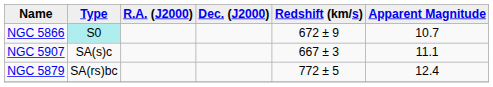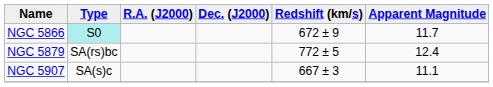(427, 33) 10.7 -> (427, 33) 11.7
rows swapped: (36, 71) <-> (36, 52)
